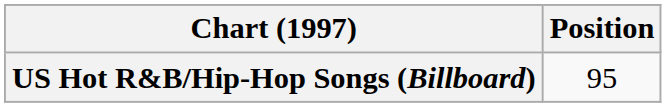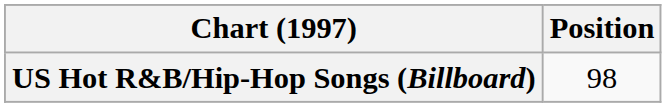(602, 76) 95 -> (602, 76) 98
